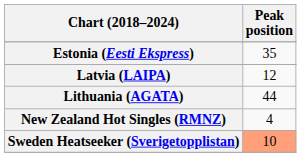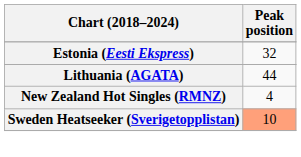(269, 53) 35 -> (269, 53) 32
- row: (124, 75)
